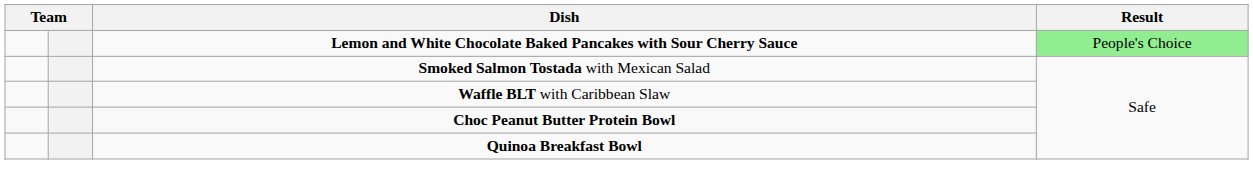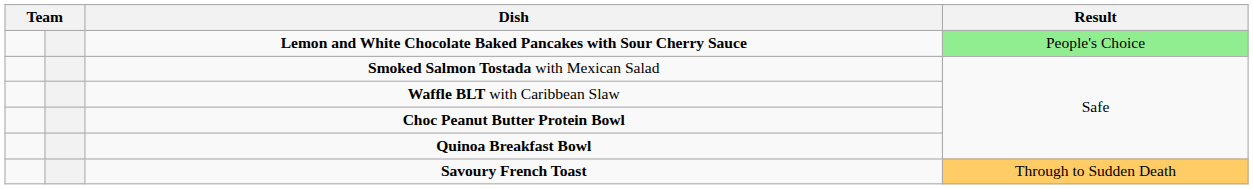+ row: (514, 171)
